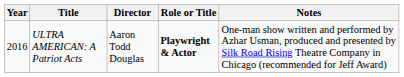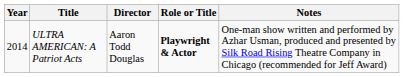(17, 46) 2016 -> (17, 46) 2014
